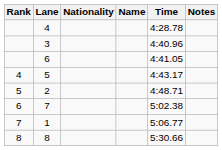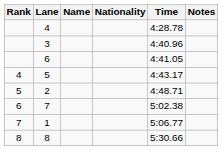columns swapped: (132, 12) <-> (89, 12)
